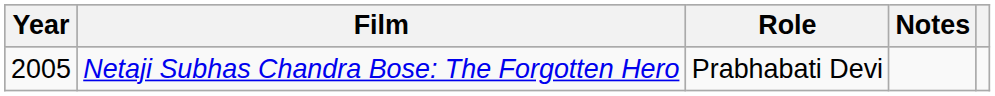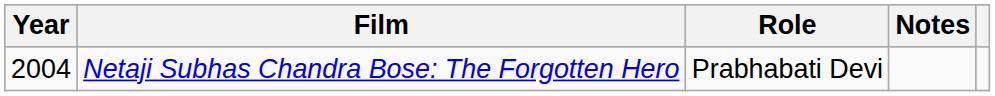(41, 68) 2005 -> (41, 68) 2004
